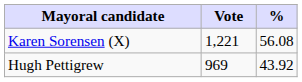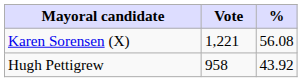(216, 64) 969 -> (216, 64) 958
